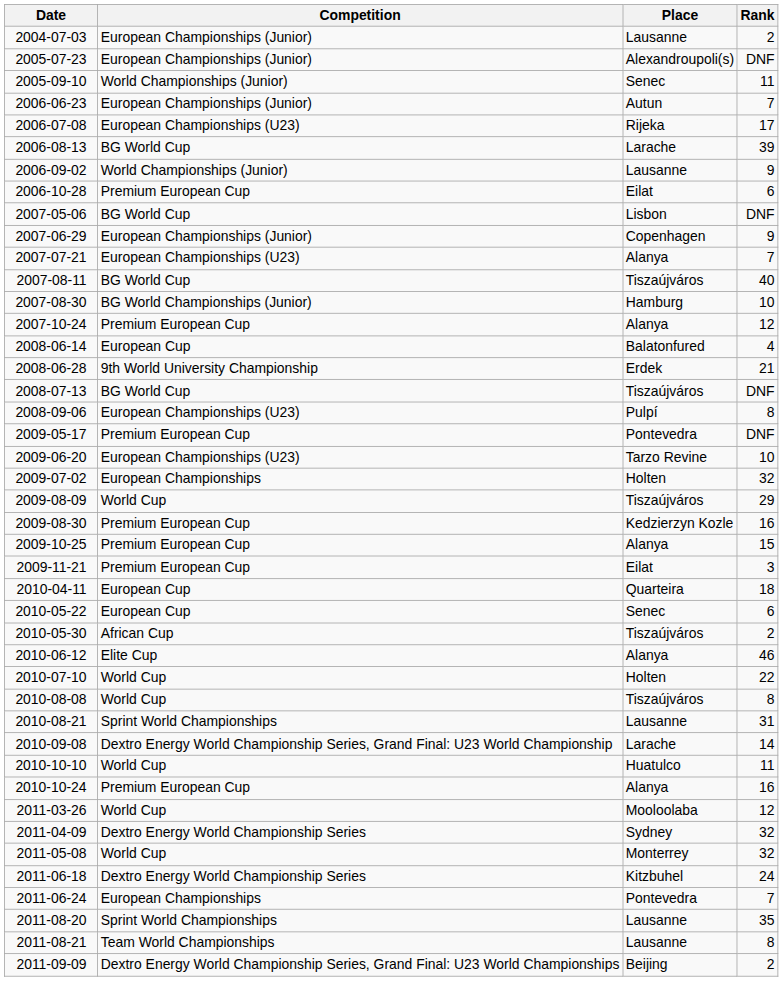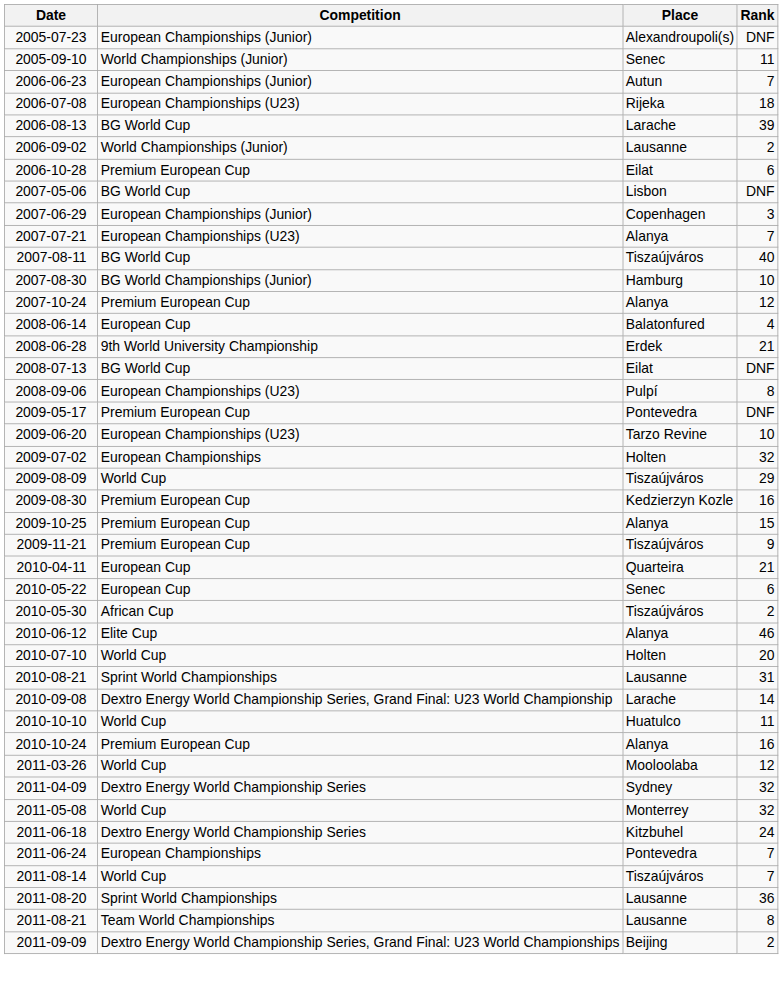- row: (51, 37)
(767, 125) 17 -> (767, 103) 18
(771, 170) 9 -> (771, 147) 2
(771, 236) 9 -> (771, 214) 3
(665, 390) Tiszaújváros -> (639, 368) Eilat
(639, 567) Eilat -> (665, 545) Tiszaújváros
(771, 567) 3 -> (771, 545) 9
(767, 589) 18 -> (767, 567) 21
(767, 677) 22 -> (767, 655) 20
- row: (51, 699)
+ row: (51, 876)
(767, 920) 35 -> (767, 898) 36
